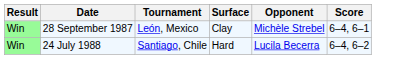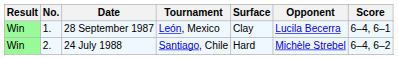+ column: (51, 12)
(289, 28) Michèle Strebel -> (308, 28) Lucila Becerra
(287, 45) Lucila Becerra -> (310, 45) Michèle Strebel
